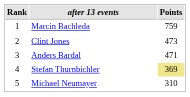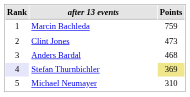(171, 55) 471 -> (171, 55) 468
(17, 69) no background -> (17, 69) lavender background
